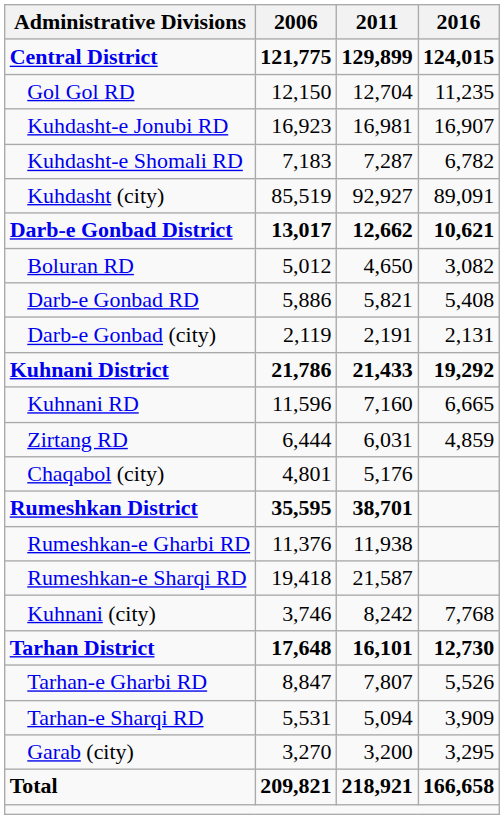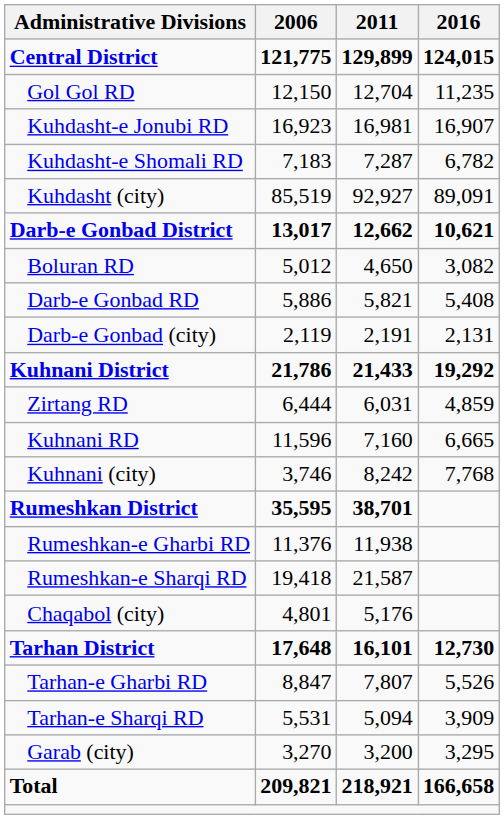rows swapped: (83, 404) <-> (78, 439)
rows swapped: (92, 612) <-> (96, 473)
